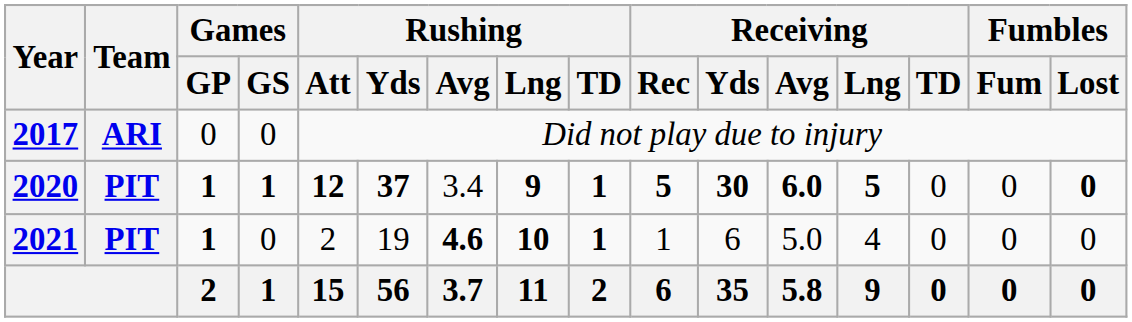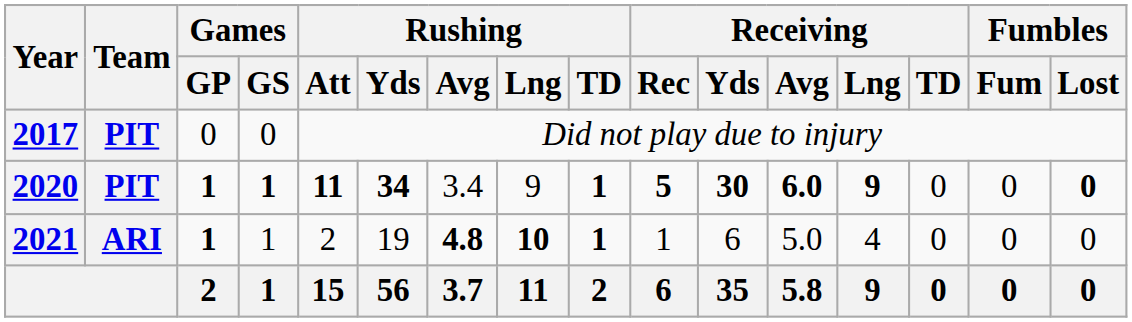(132, 134) ARI -> (132, 134) PIT
(328, 186) 12 -> (328, 186) 11
(393, 186) 37 -> (393, 186) 34
(533, 186) bold -> (533, 186) normal
(872, 186) 5 -> (872, 186) 9
(132, 238) PIT -> (132, 238) ARI
(268, 238) 0 -> (268, 238) 1
(463, 238) 4.6 -> (463, 238) 4.8
